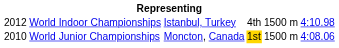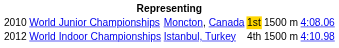rows swapped: (95, 37) <-> (95, 22)
